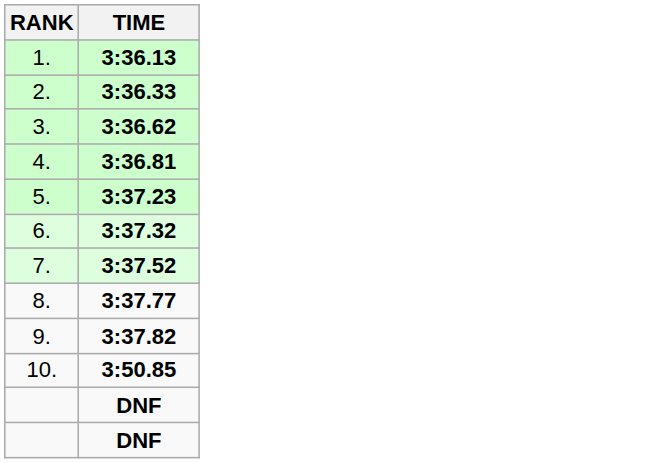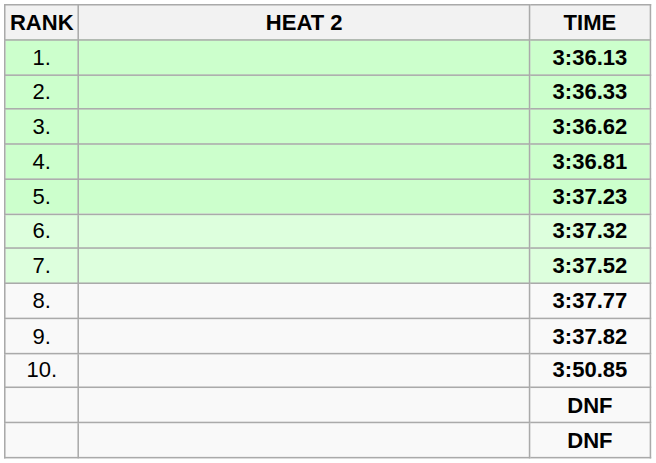+ column: (304, 23)
